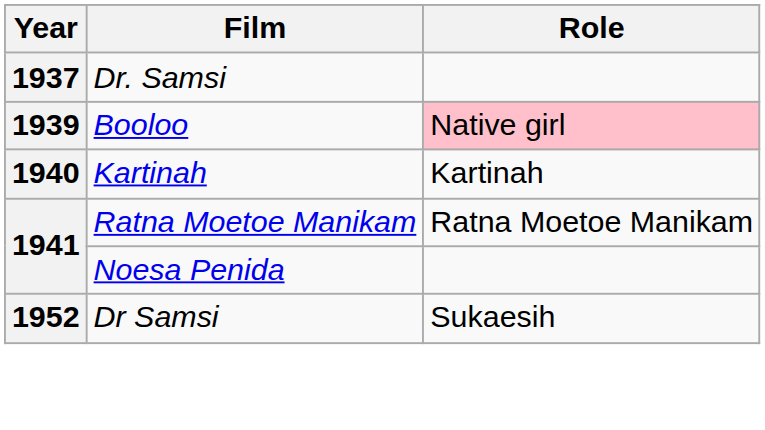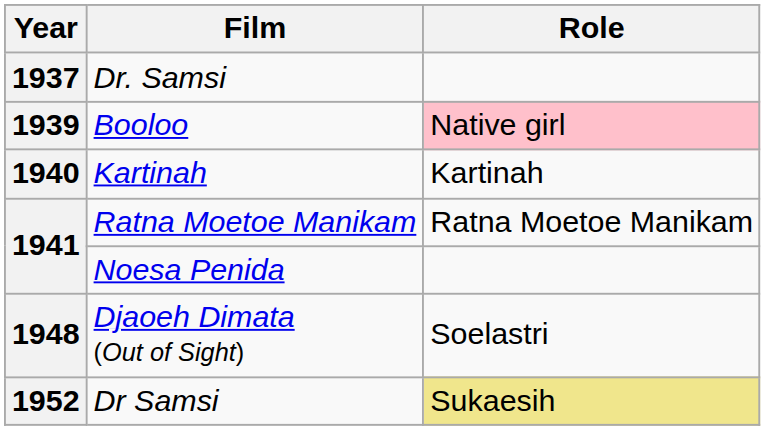+ row: (194, 334)
(493, 317) no background -> (493, 400) khaki background
